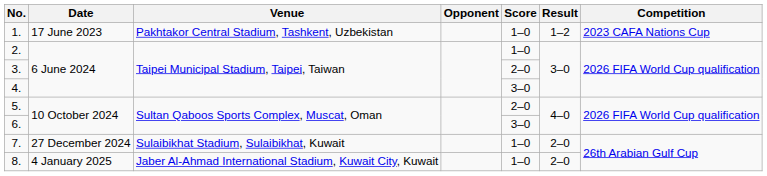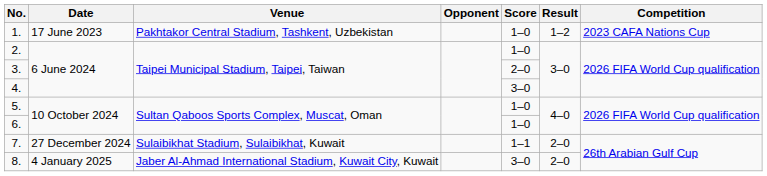(520, 106) 2–0 -> (520, 106) 1–0
(520, 124) 3–0 -> (520, 124) 1–0
(520, 143) 1–0 -> (520, 143) 1–1
(520, 161) 1–0 -> (520, 161) 3–0
